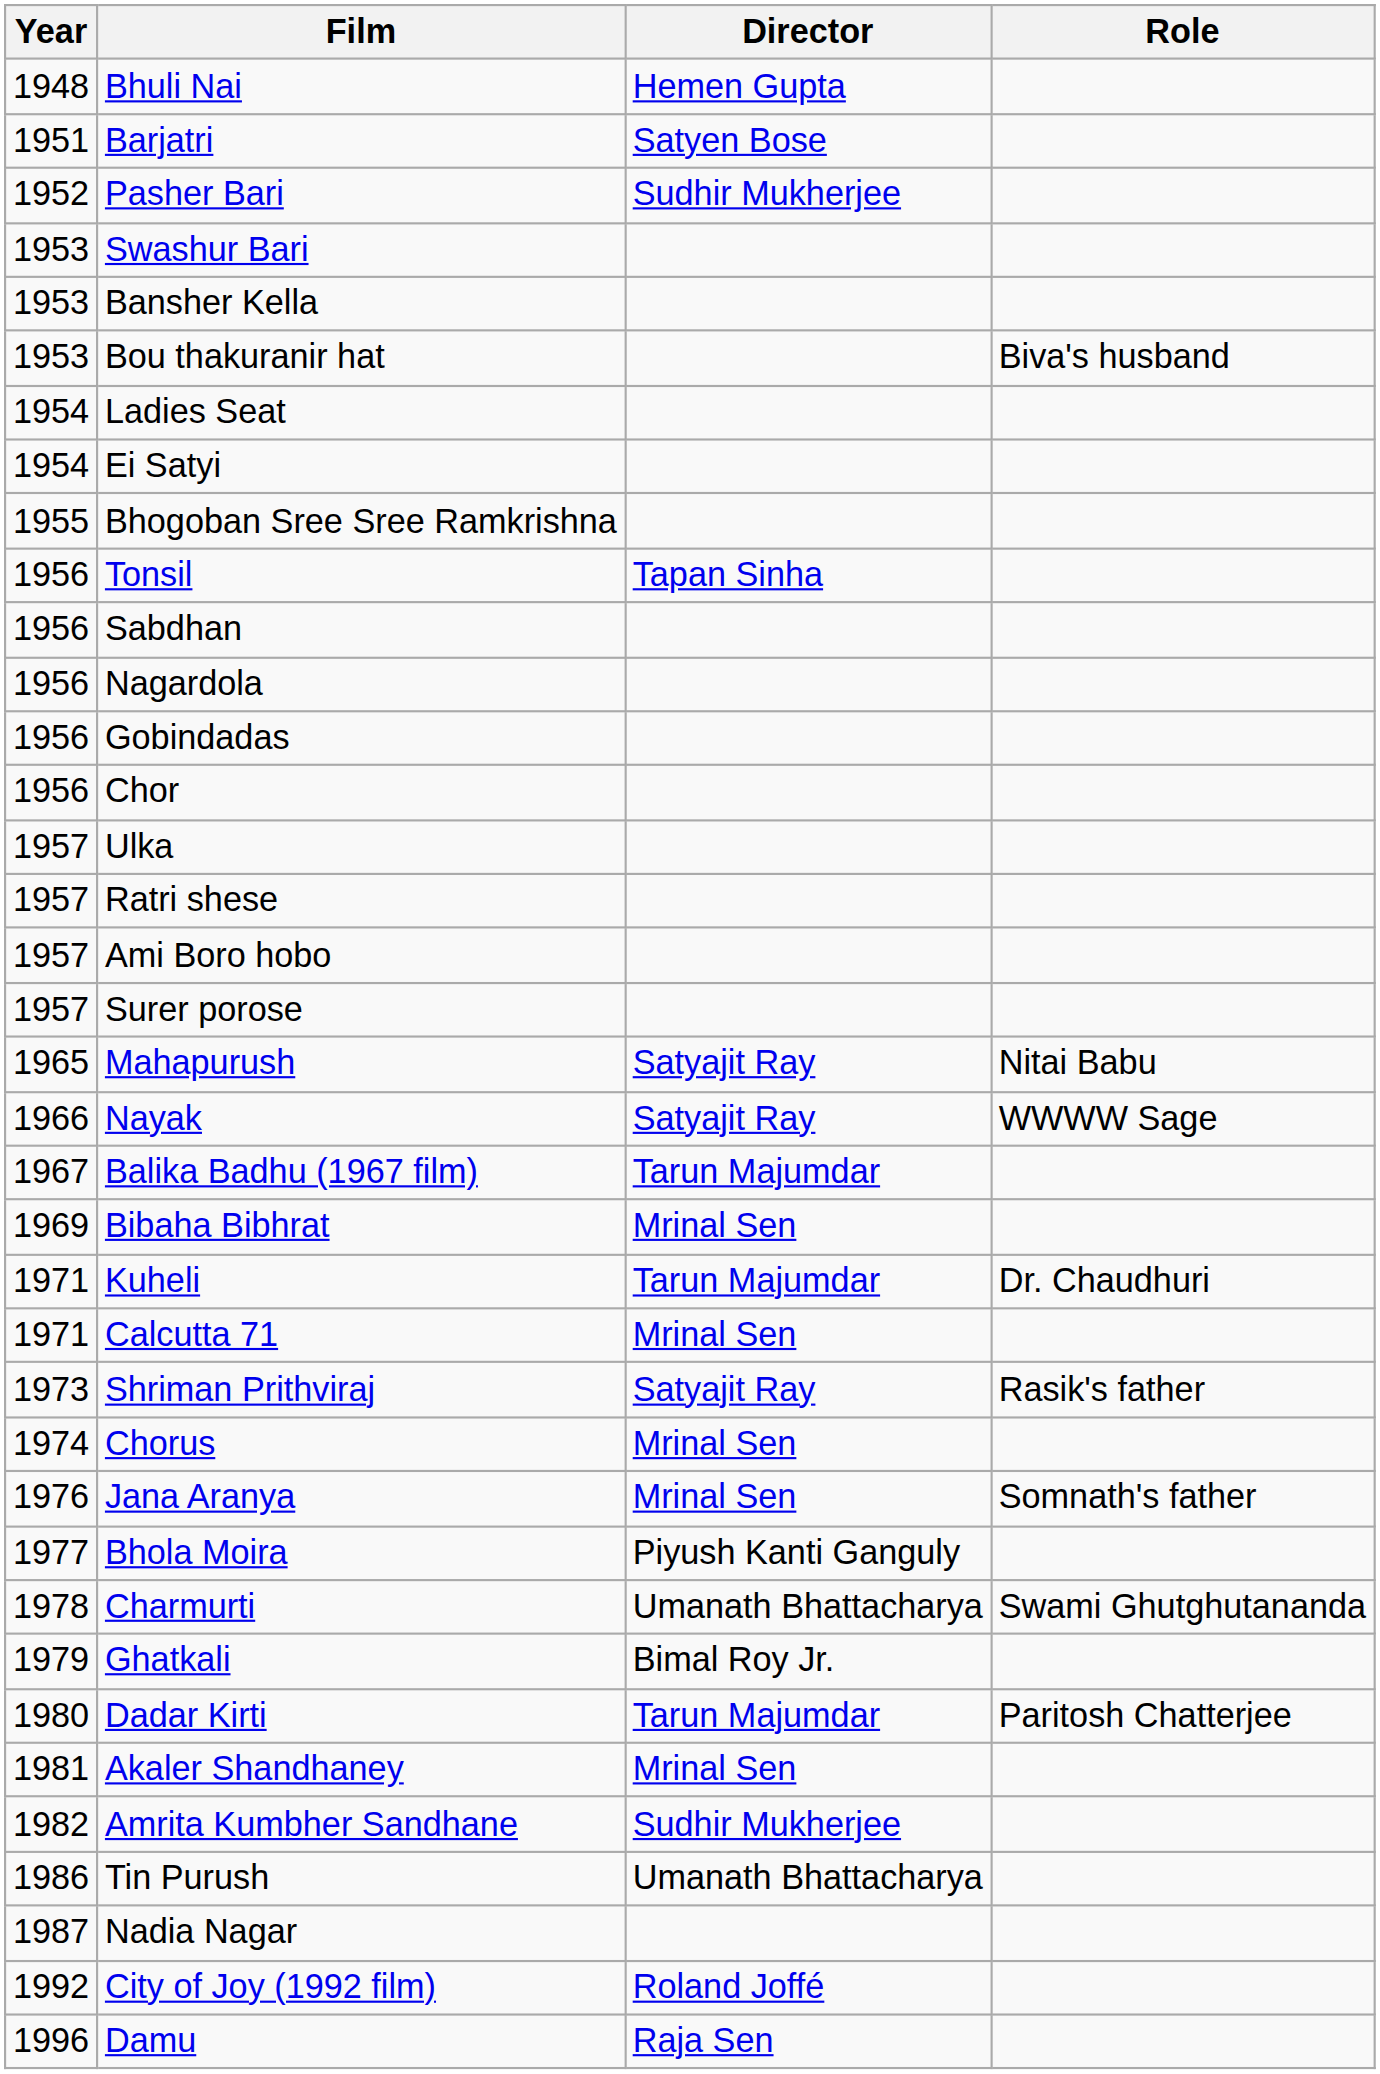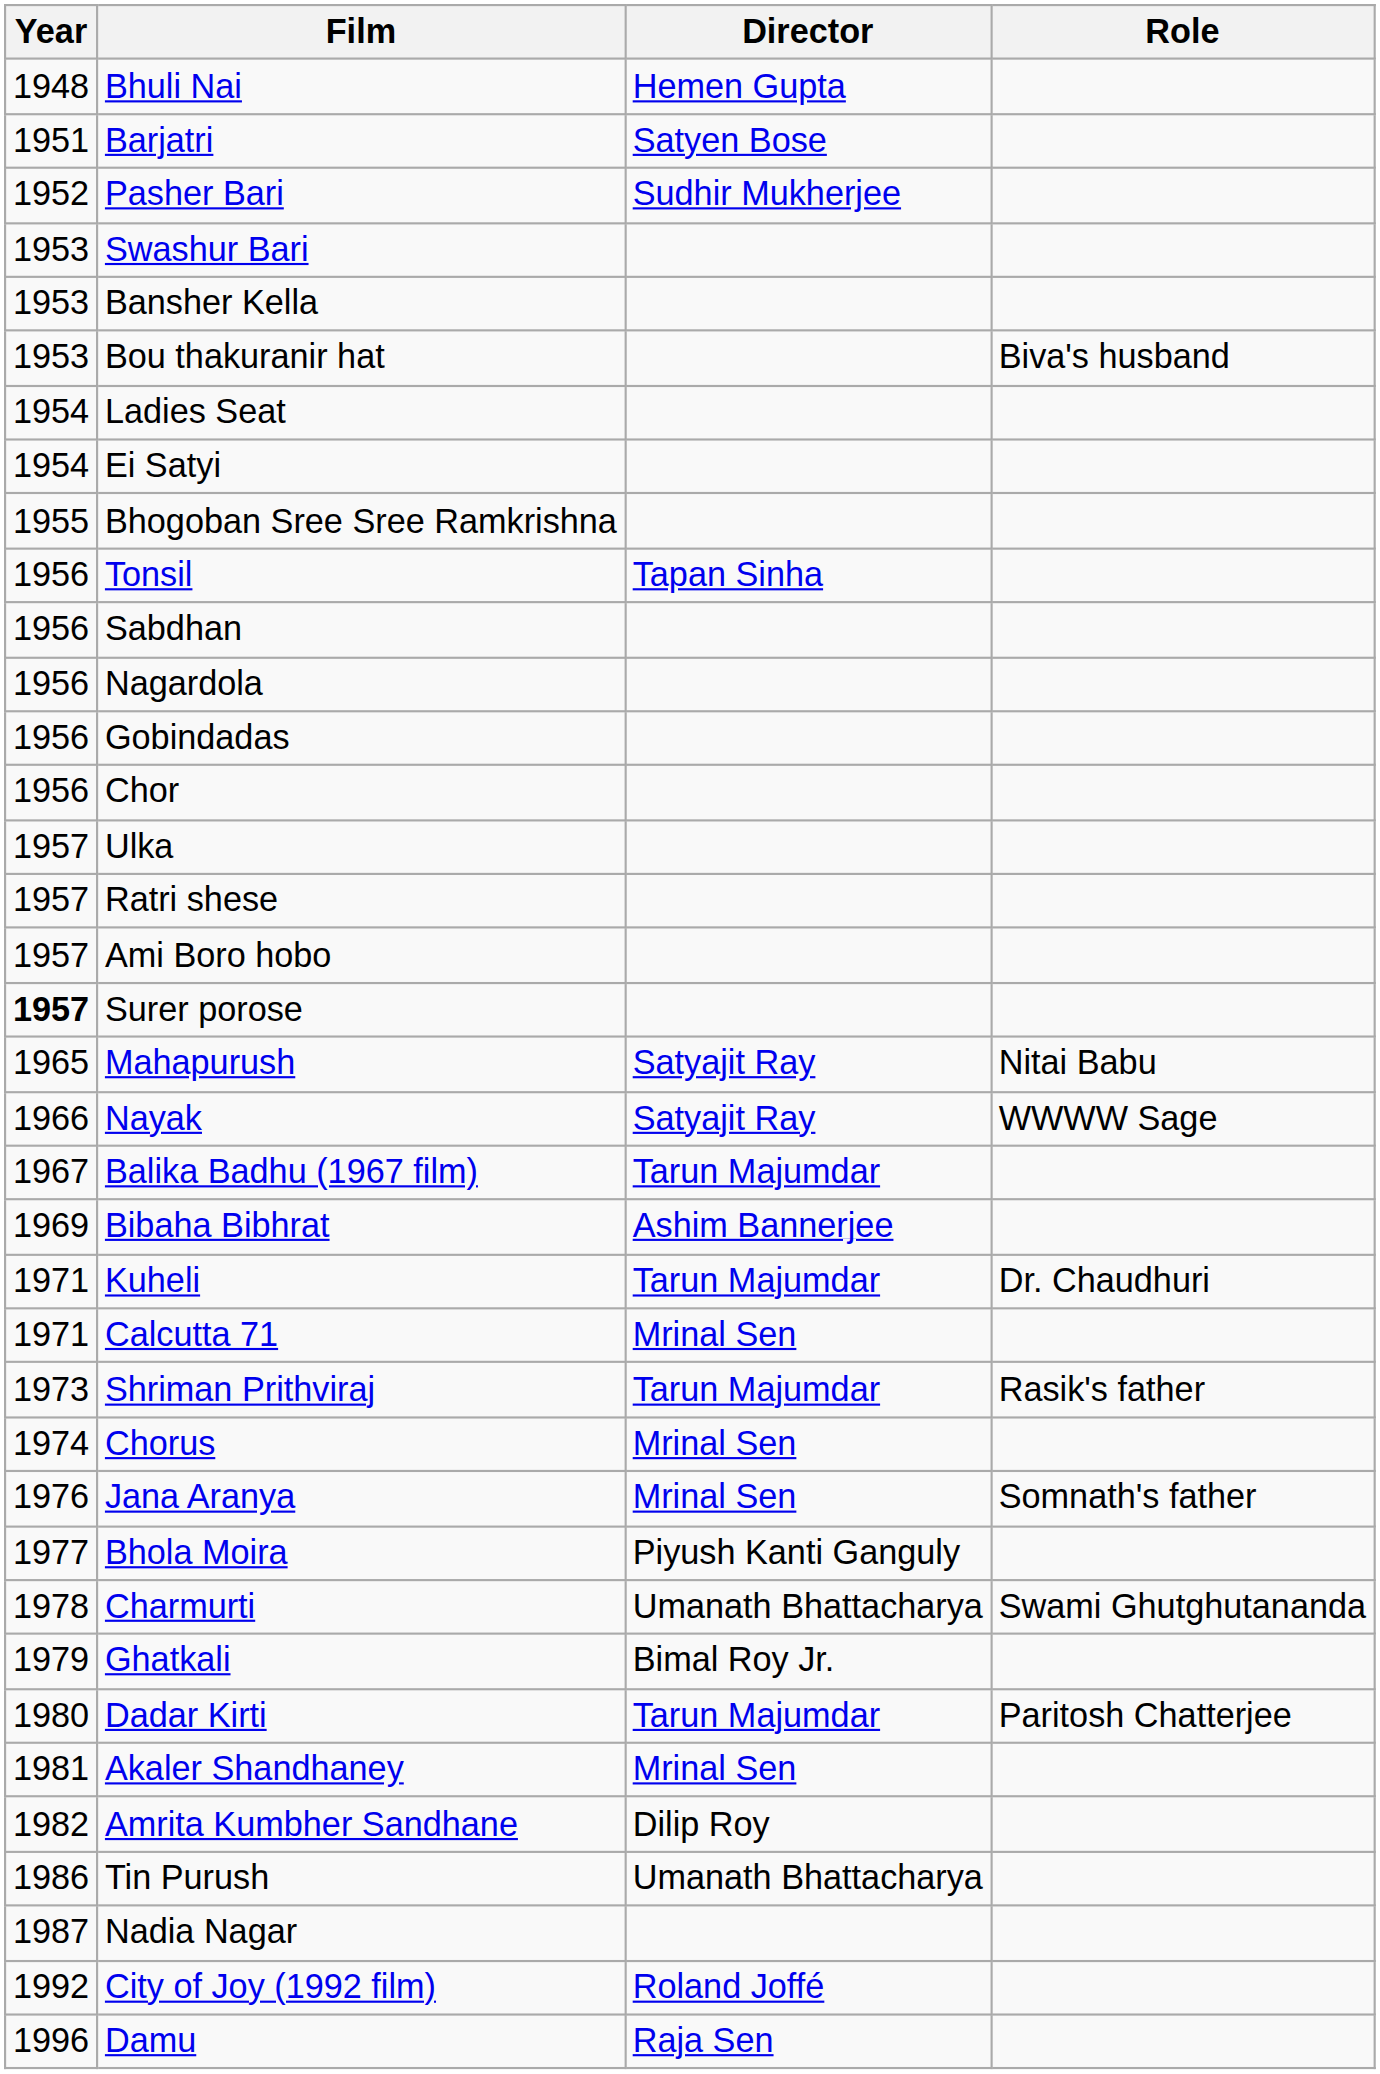(51, 1009) normal -> (51, 1009) bold
(715, 1226) Mrinal Sen -> (763, 1226) Ashim Bannerjee
(724, 1389) Satyajit Ray -> (756, 1389) Tarun Majumdar
(767, 1823) Sudhir Mukherjee -> (701, 1823) Dilip Roy
